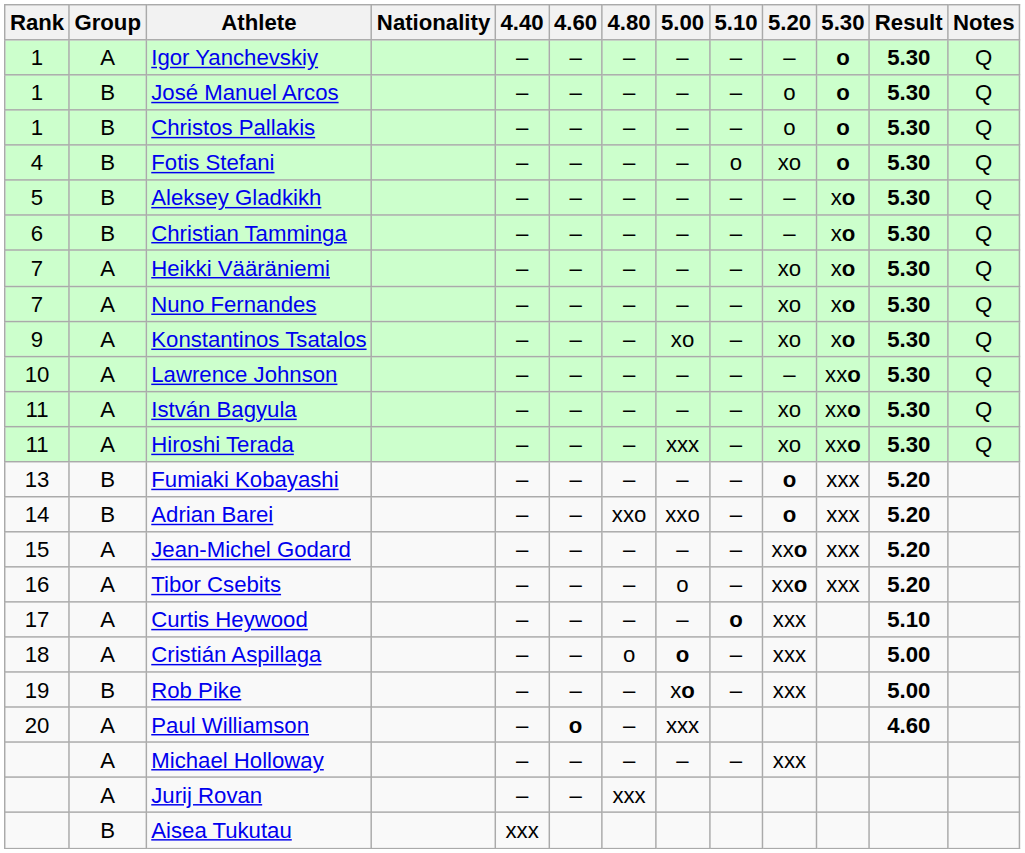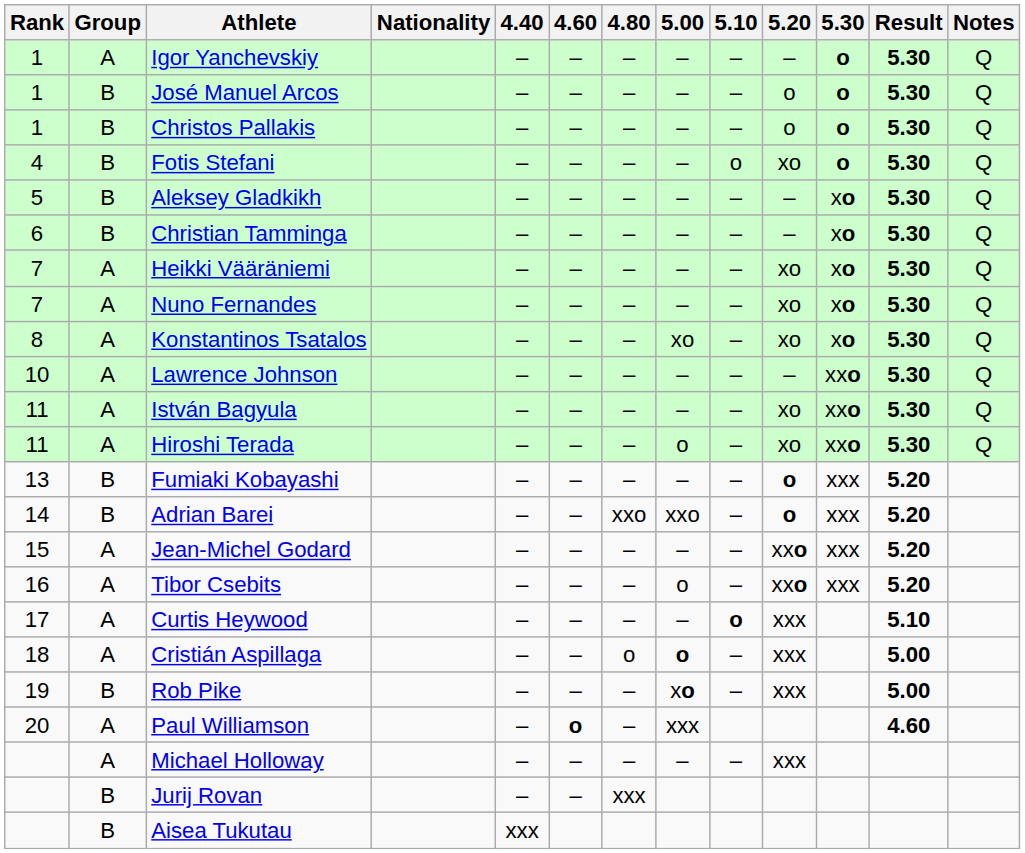(37, 339) 9 -> (37, 339) 8
(683, 444) xxx -> (683, 444) o
(108, 795) A -> (108, 795) B
